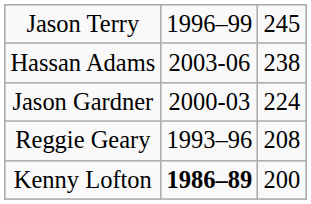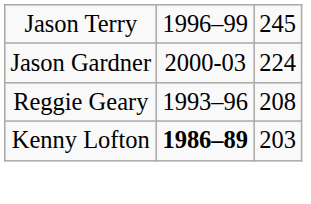- row: (83, 62)
(282, 179) 200 -> (278, 140) 203
